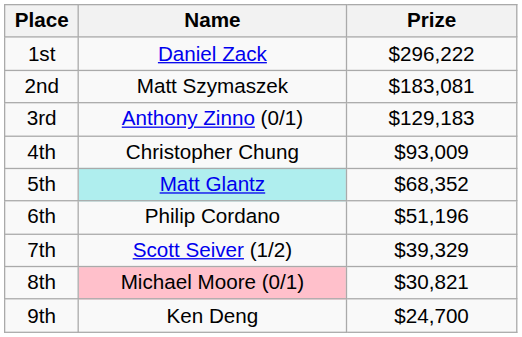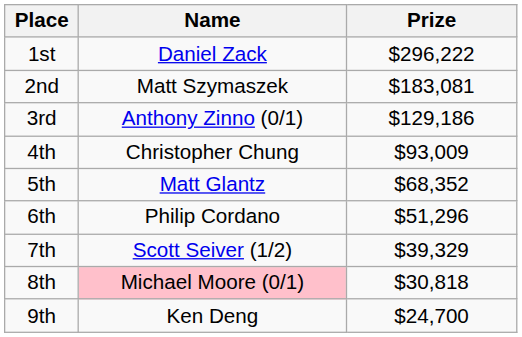(432, 119) $129,183 -> (432, 119) $129,186
(212, 184) paleturquoise background -> (212, 184) no background
(432, 217) $51,196 -> (432, 217) $51,296
(432, 282) $30,821 -> (432, 282) $30,818
